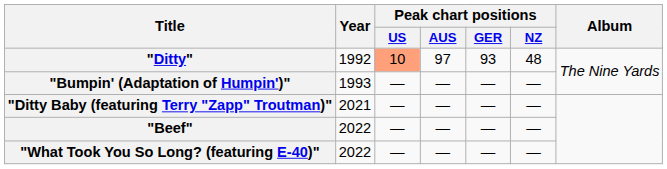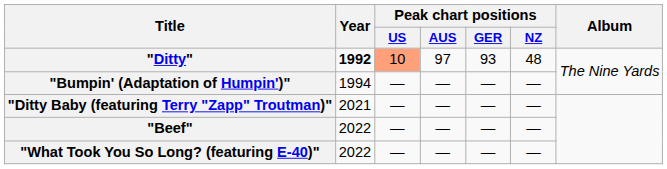(355, 59) normal -> (355, 59) bold
(355, 82) 1993 -> (355, 82) 1994
